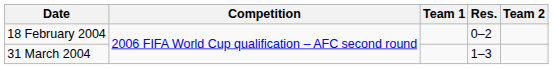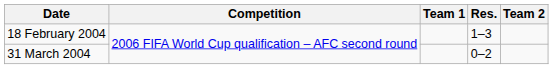(481, 34) 0–2 -> (481, 34) 1–3
(481, 53) 1–3 -> (481, 53) 0–2
